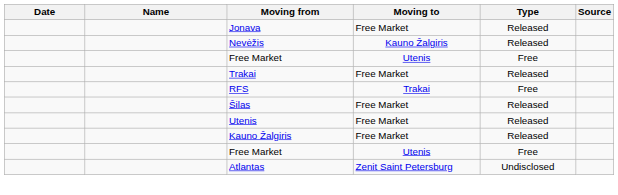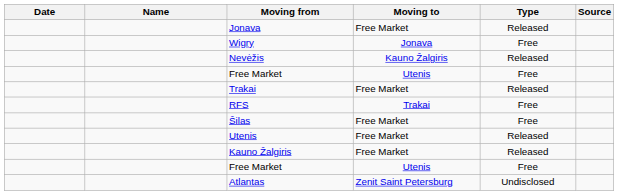+ row: (242, 43)
(528, 105) Released -> (528, 120) Free
